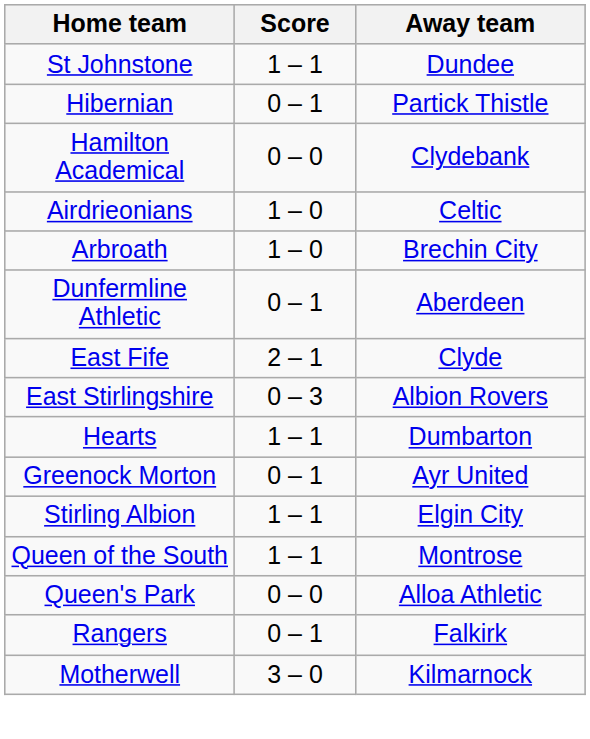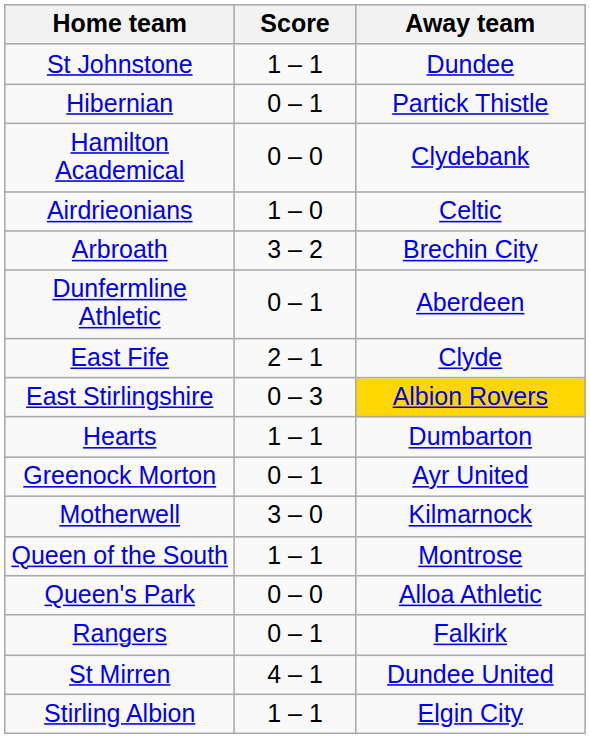(295, 250) 1 – 0 -> (295, 250) 3 – 2
(470, 397) no background -> (470, 397) gold background
rows swapped: (120, 674) <-> (120, 515)
+ row: (120, 674)
